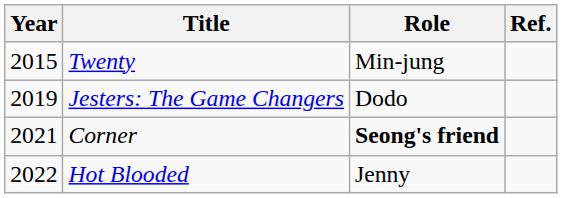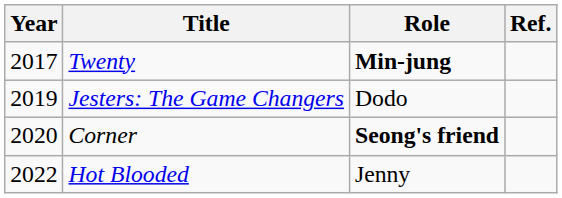(34, 60) 2015 -> (34, 60) 2017
(400, 60) normal -> (403, 60) bold
(34, 135) 2021 -> (34, 135) 2020
